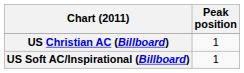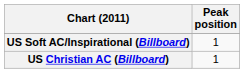rows swapped: (98, 59) <-> (98, 42)
